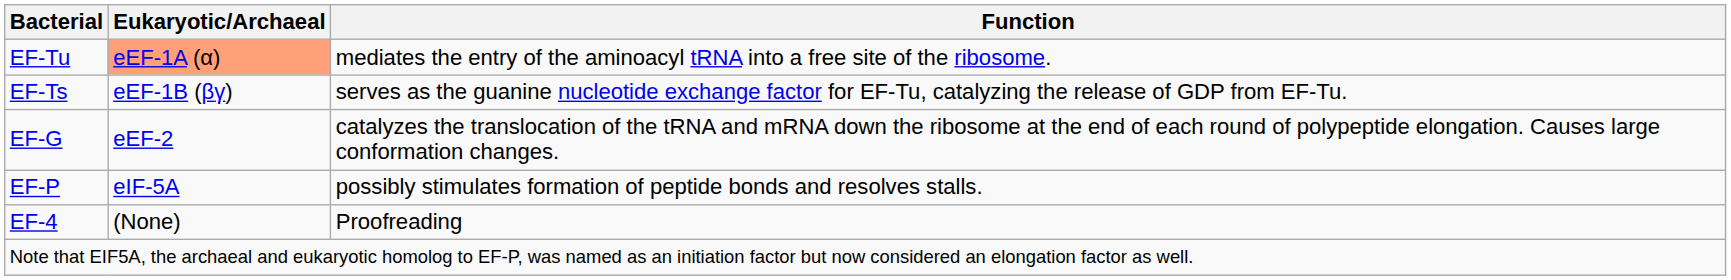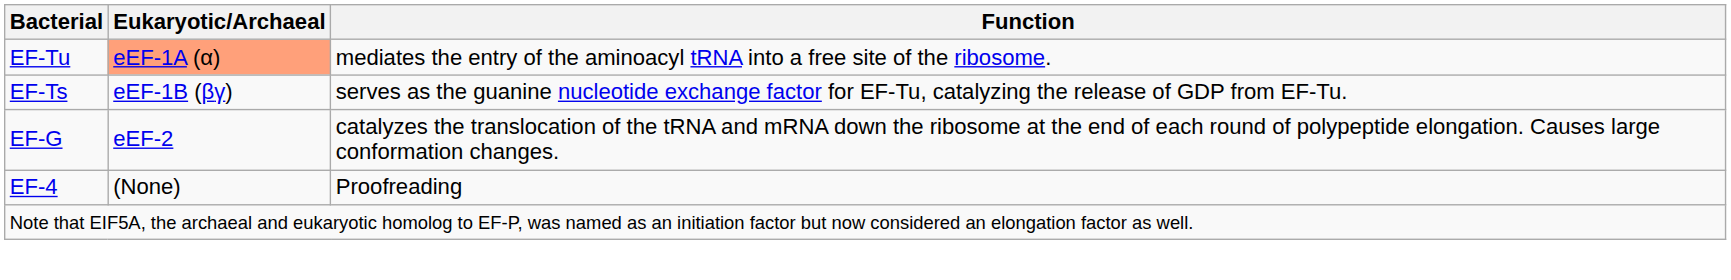- row: (35, 186)
